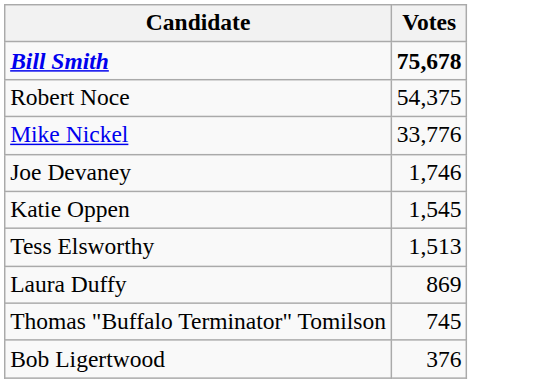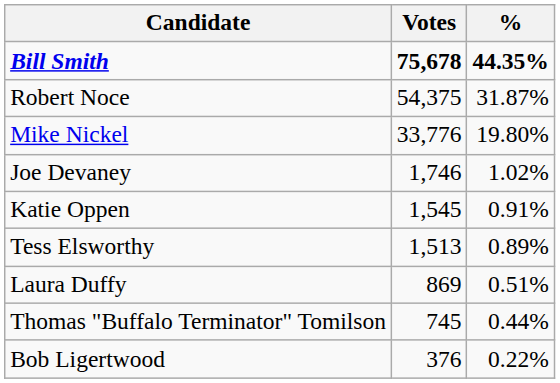+ column: (511, 23)
